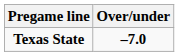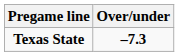(133, 39) –7.0 -> (133, 39) –7.3
